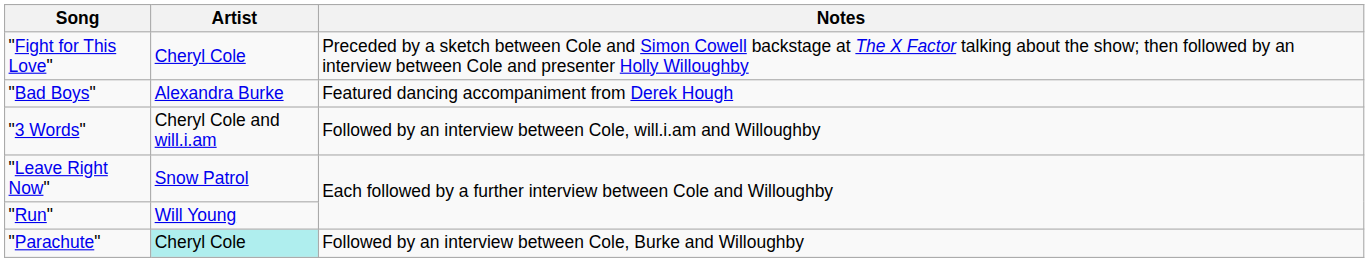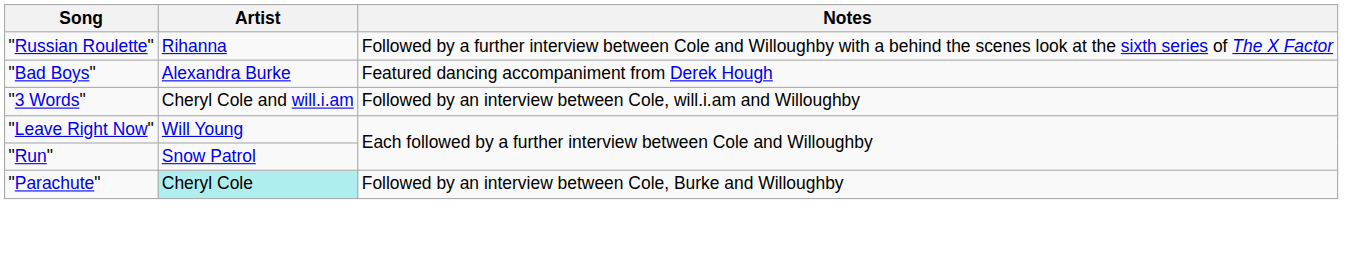- row: (62, 55)
+ row: (81, 45)
(202, 178) Snow Patrol -> (203, 128) Will Young
(195, 215) Will Young -> (209, 156) Snow Patrol
